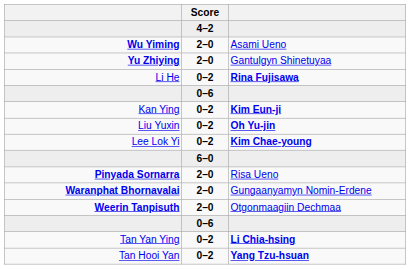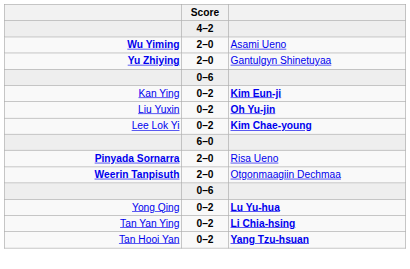- row: (168, 77)
- row: (122, 191)
+ row: (156, 207)
